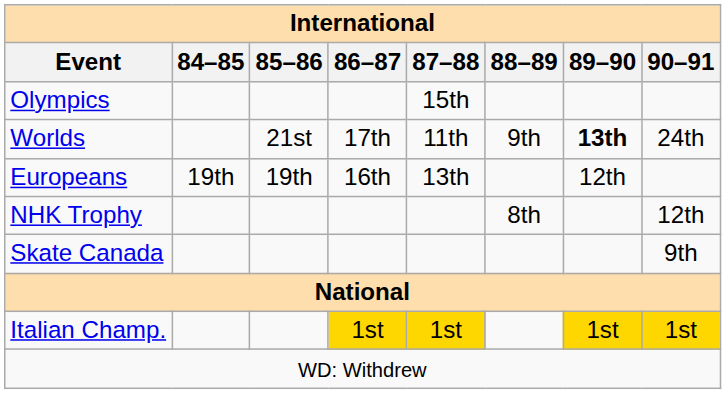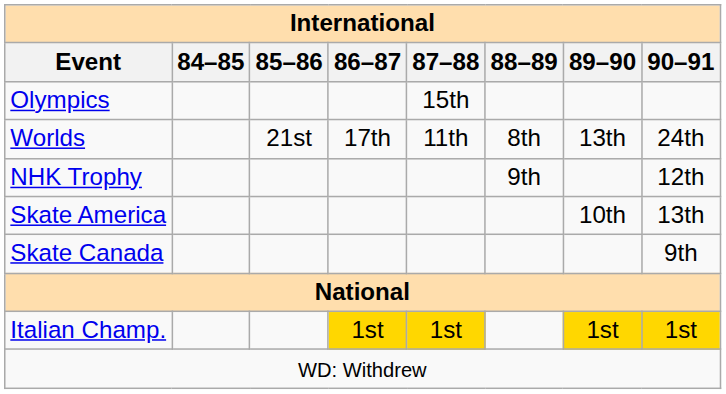(524, 138) 9th -> (524, 138) 8th
(603, 138) bold -> (602, 138) normal
- row: (69, 176)
(524, 215) 8th -> (524, 176) 9th
+ row: (88, 215)
